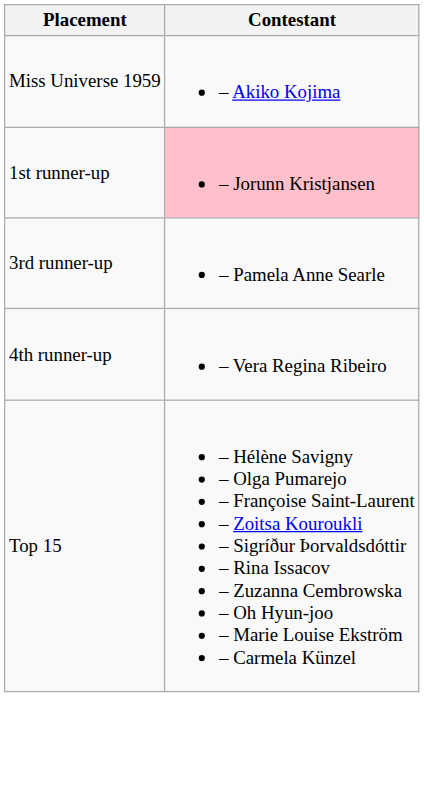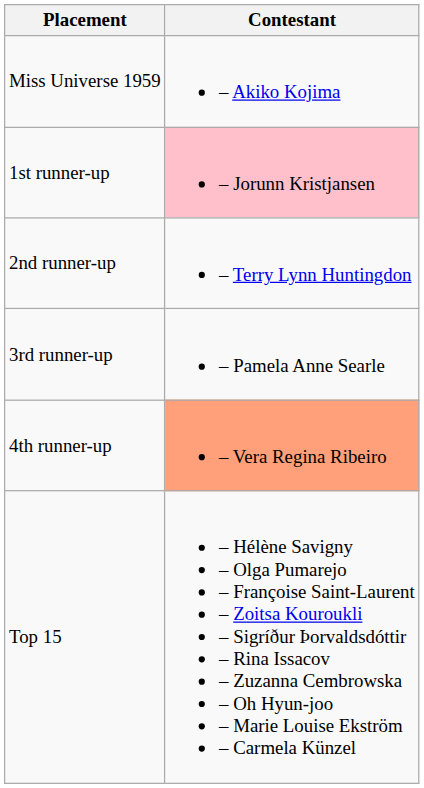+ row: (62, 263)
(292, 366) no background -> (292, 457) lightsalmon background
